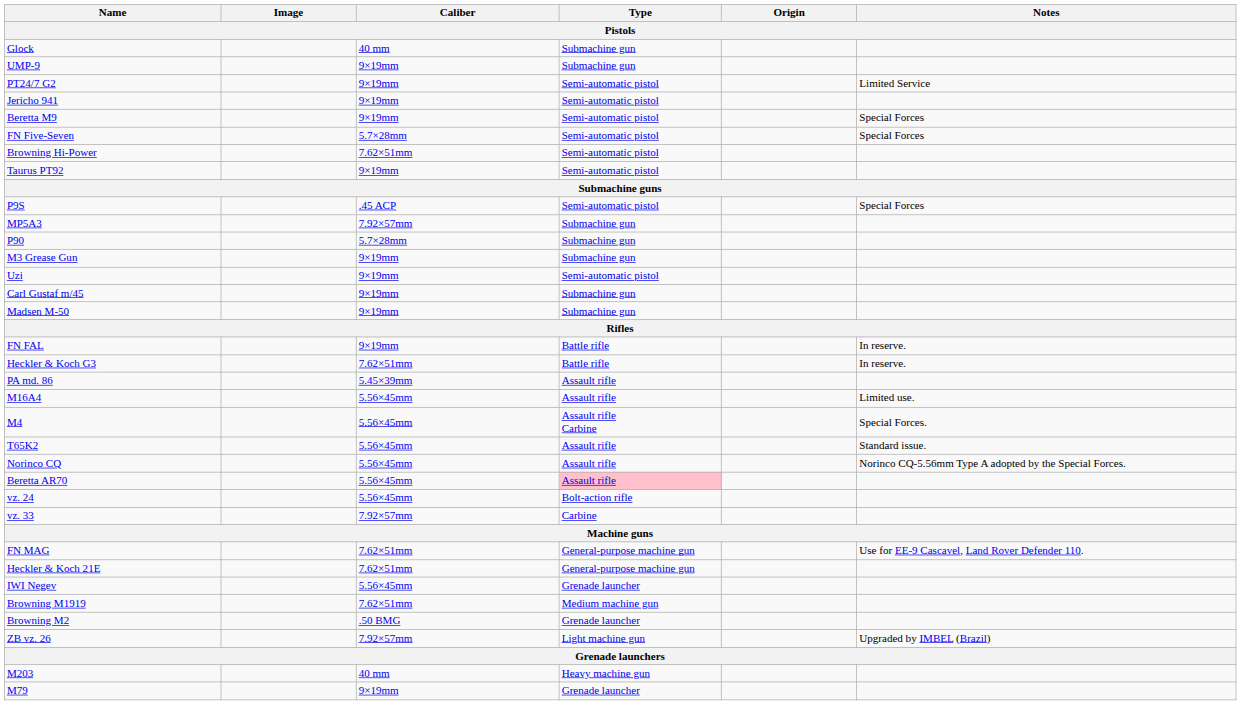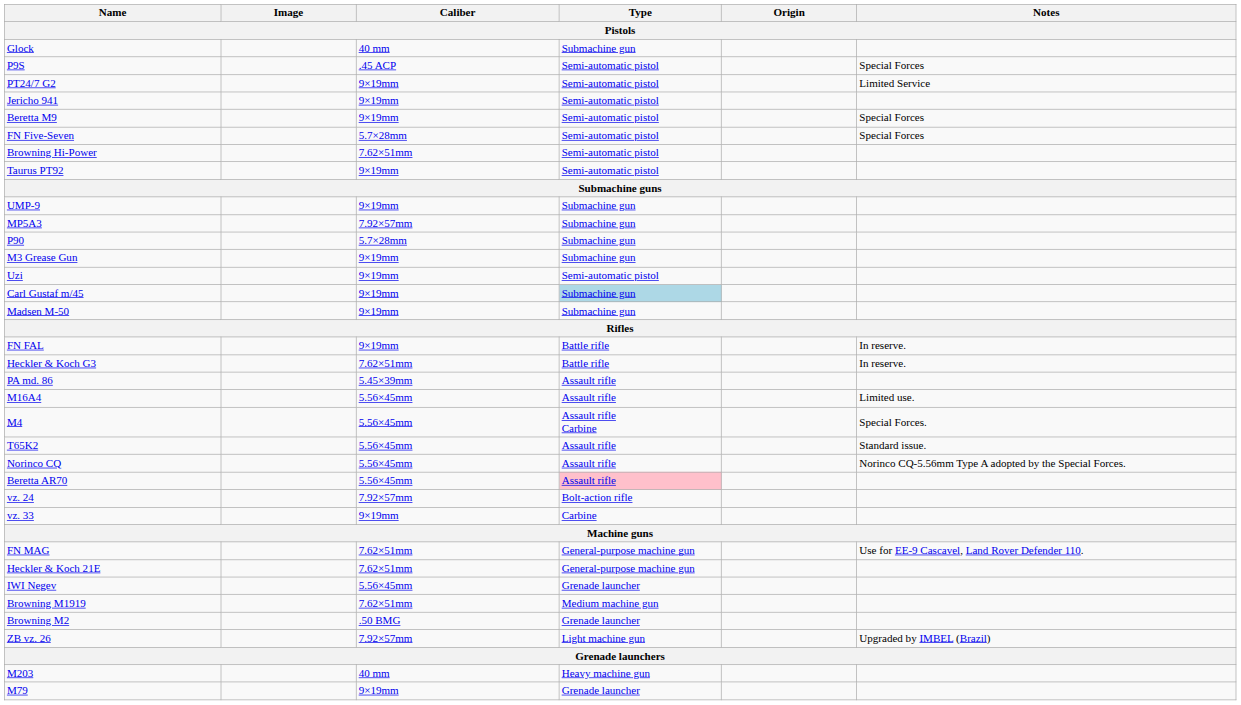rows swapped: (16, 205) <-> (23, 65)
(599, 293) no background -> (599, 293) lightblue background
(386, 498) 5.56×45mm -> (386, 498) 7.92×57mm
(386, 515) 7.92×57mm -> (379, 515) 9×19mm
